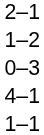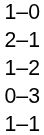+ row: (22, 12)
- row: (22, 96)
